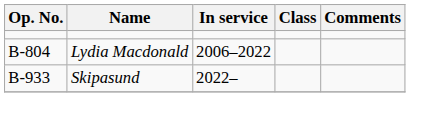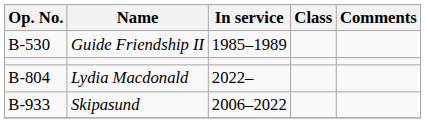+ row: (29, 44)
(234, 51) 2006–2022 -> (233, 78) 2022–
(217, 78) 2022– -> (249, 104) 2006–2022
